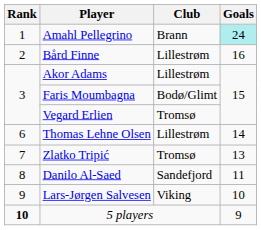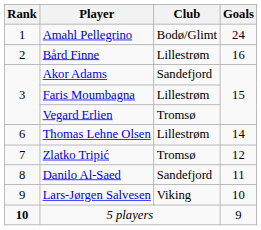(172, 34) Brann -> (187, 34) Bodø/Glimt
(238, 34) paleturquoise background -> (238, 34) no background
(183, 74) Lillestrøm -> (184, 74) Sandefjord
(187, 94) Bodø/Glimt -> (183, 94) Lillestrøm
(238, 154) 13 -> (238, 154) 12
